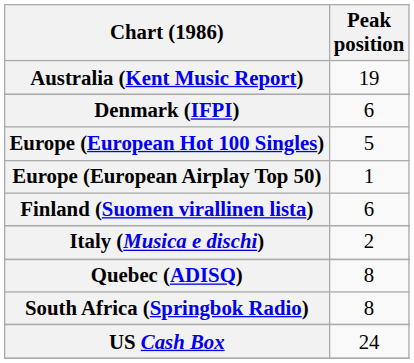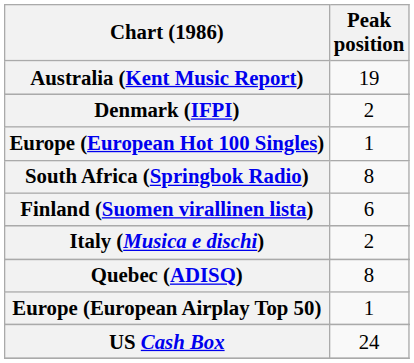(369, 110) 6 -> (369, 110) 2
(369, 143) 5 -> (369, 143) 1
rows swapped: (167, 176) <-> (167, 308)
